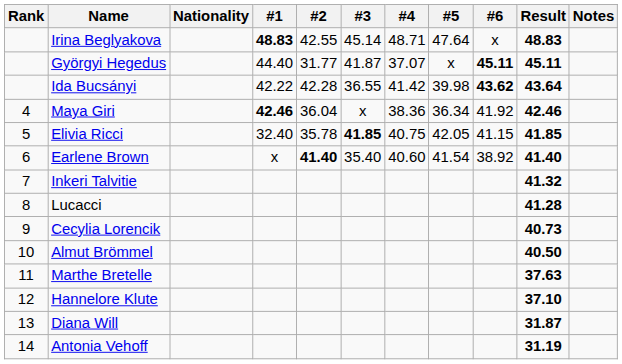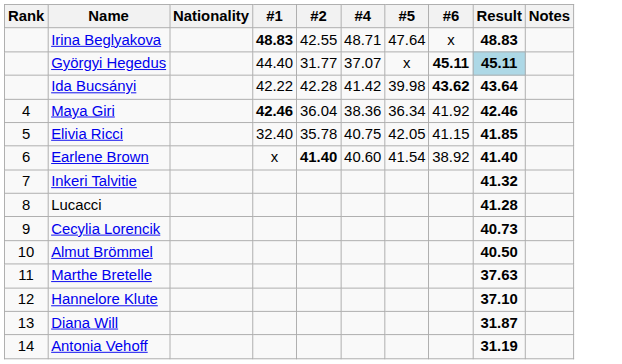- column: (363, 16)
(543, 63) no background -> (499, 63) lightblue background
